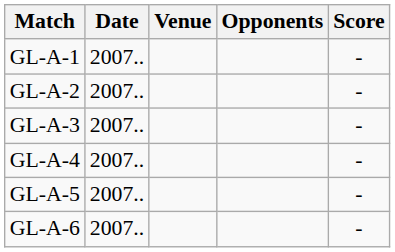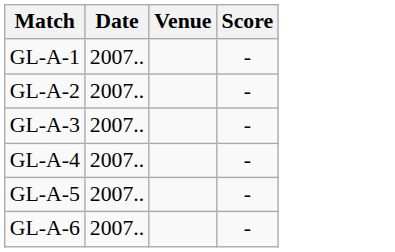- column: (272, 21)
